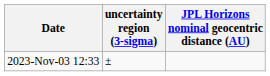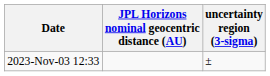columns swapped: (215, 28) <-> (134, 28)
